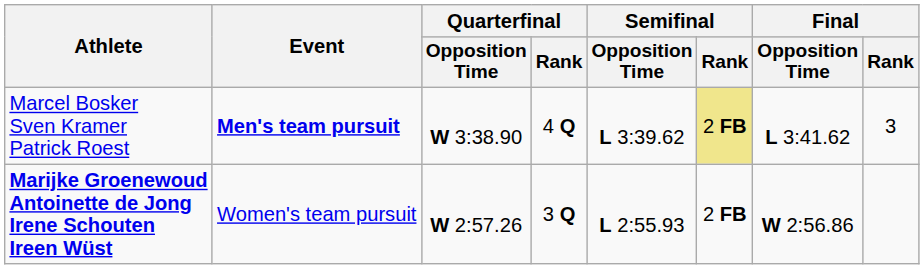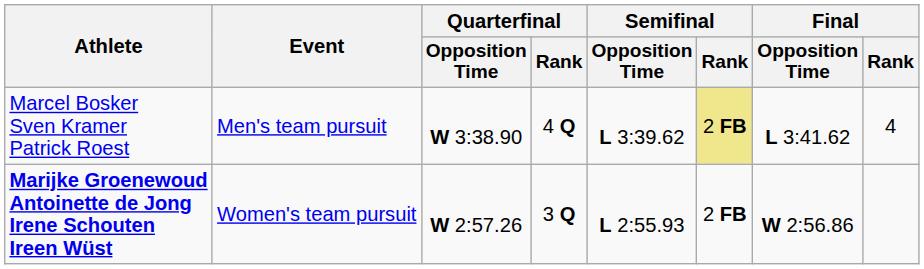(308, 126) bold -> (302, 126) normal
(891, 126) 3 -> (891, 126) 4
